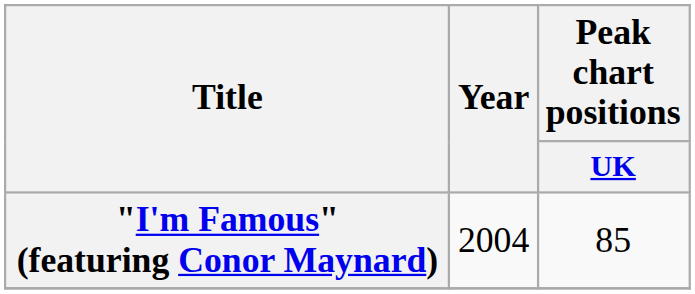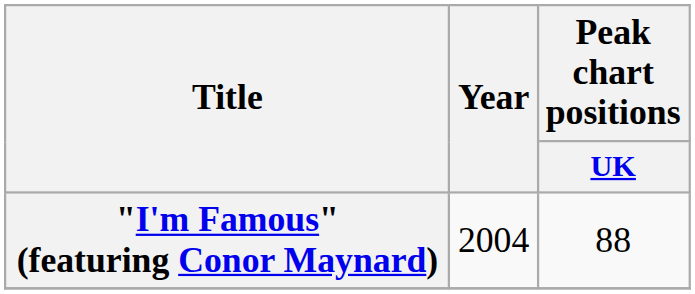(613, 239) 85 -> (613, 239) 88
